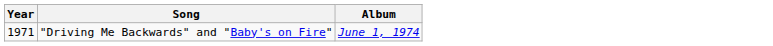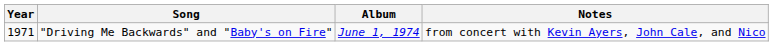+ column: (595, 14)
